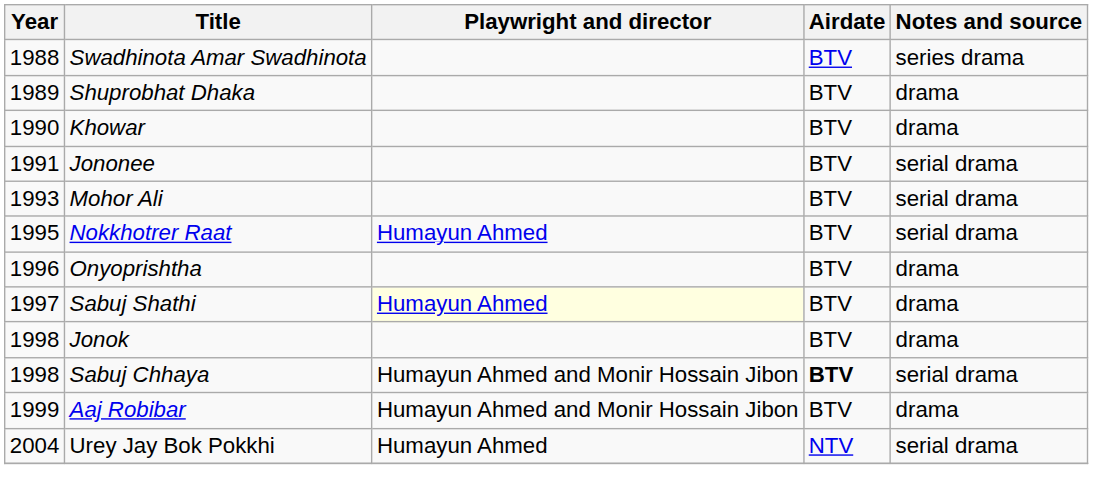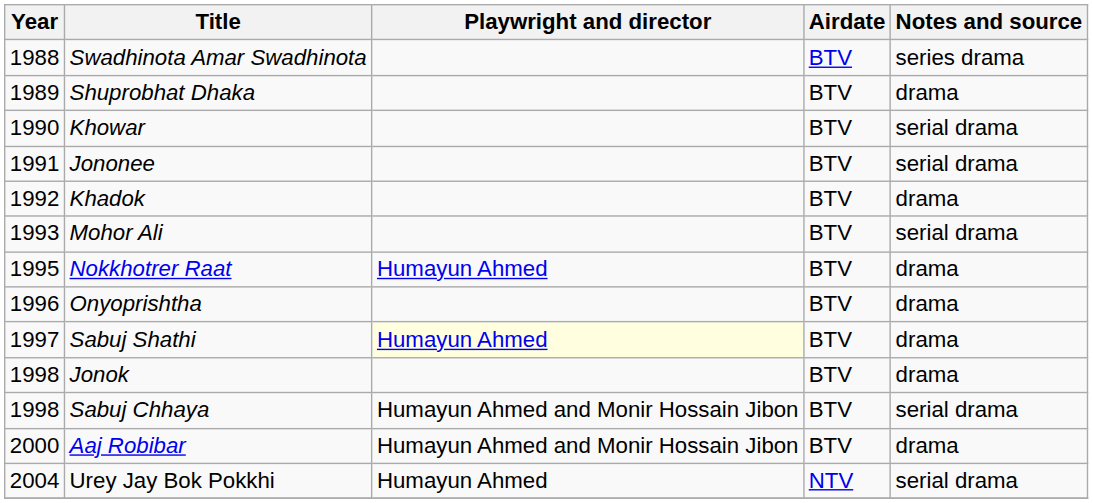(927, 127) drama -> (957, 127) serial drama
+ row: (107, 198)
(957, 233) serial drama -> (927, 269) drama
(831, 374) bold -> (830, 410) normal
(35, 410) 1999 -> (35, 445) 2000
